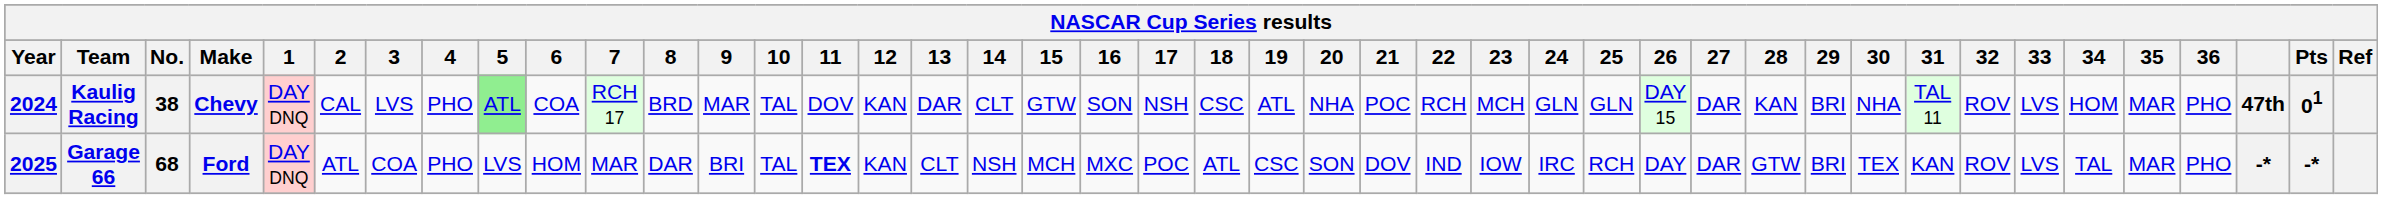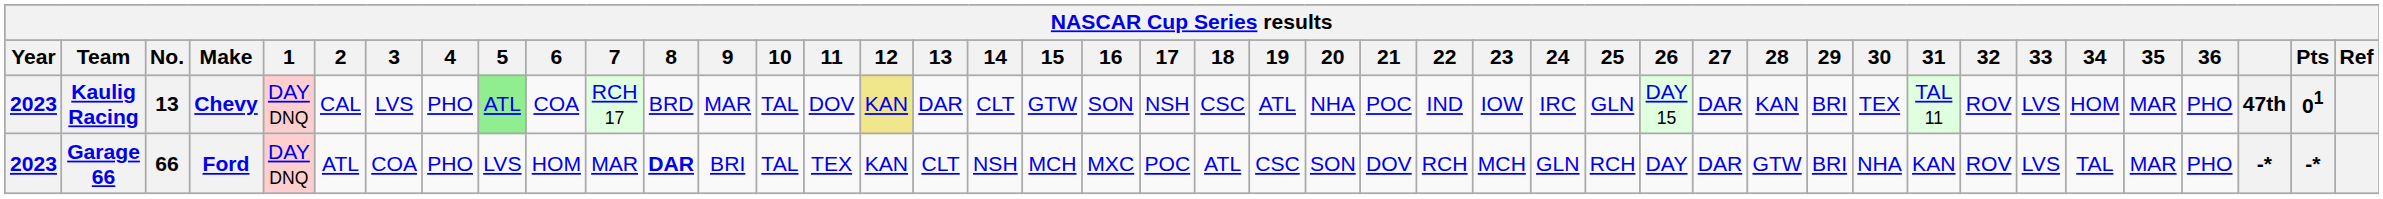(33, 104) 2024 -> (33, 104) 2023
(167, 104) 38 -> (167, 104) 13
(885, 104) no background -> (886, 104) khaki background
(1444, 104) RCH -> (1445, 104) IND
(1501, 104) MCH -> (1502, 104) IOW
(1557, 104) GLN -> (1558, 104) IRC
(1878, 104) NHA -> (1880, 104) TEX
(33, 164) 2025 -> (33, 164) 2023
(167, 164) 68 -> (167, 164) 66
(671, 164) normal -> (671, 164) bold
(830, 164) bold -> (832, 164) normal
(1444, 164) IND -> (1445, 164) RCH
(1501, 164) IOW -> (1502, 164) MCH
(1557, 164) IRC -> (1558, 164) GLN
(1878, 164) TEX -> (1880, 164) NHA
